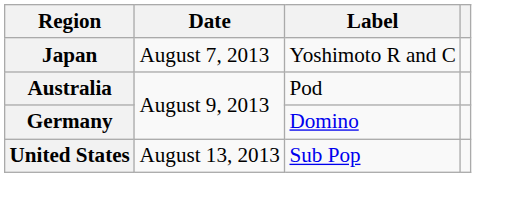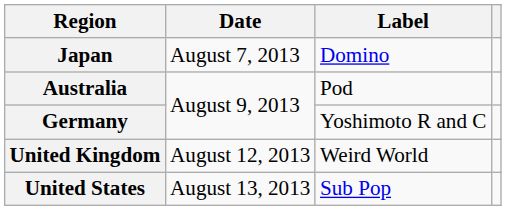(373, 54) Yoshimoto R and C -> (355, 54) Domino
(324, 121) Domino -> (403, 121) Yoshimoto R and C
+ row: (85, 155)
